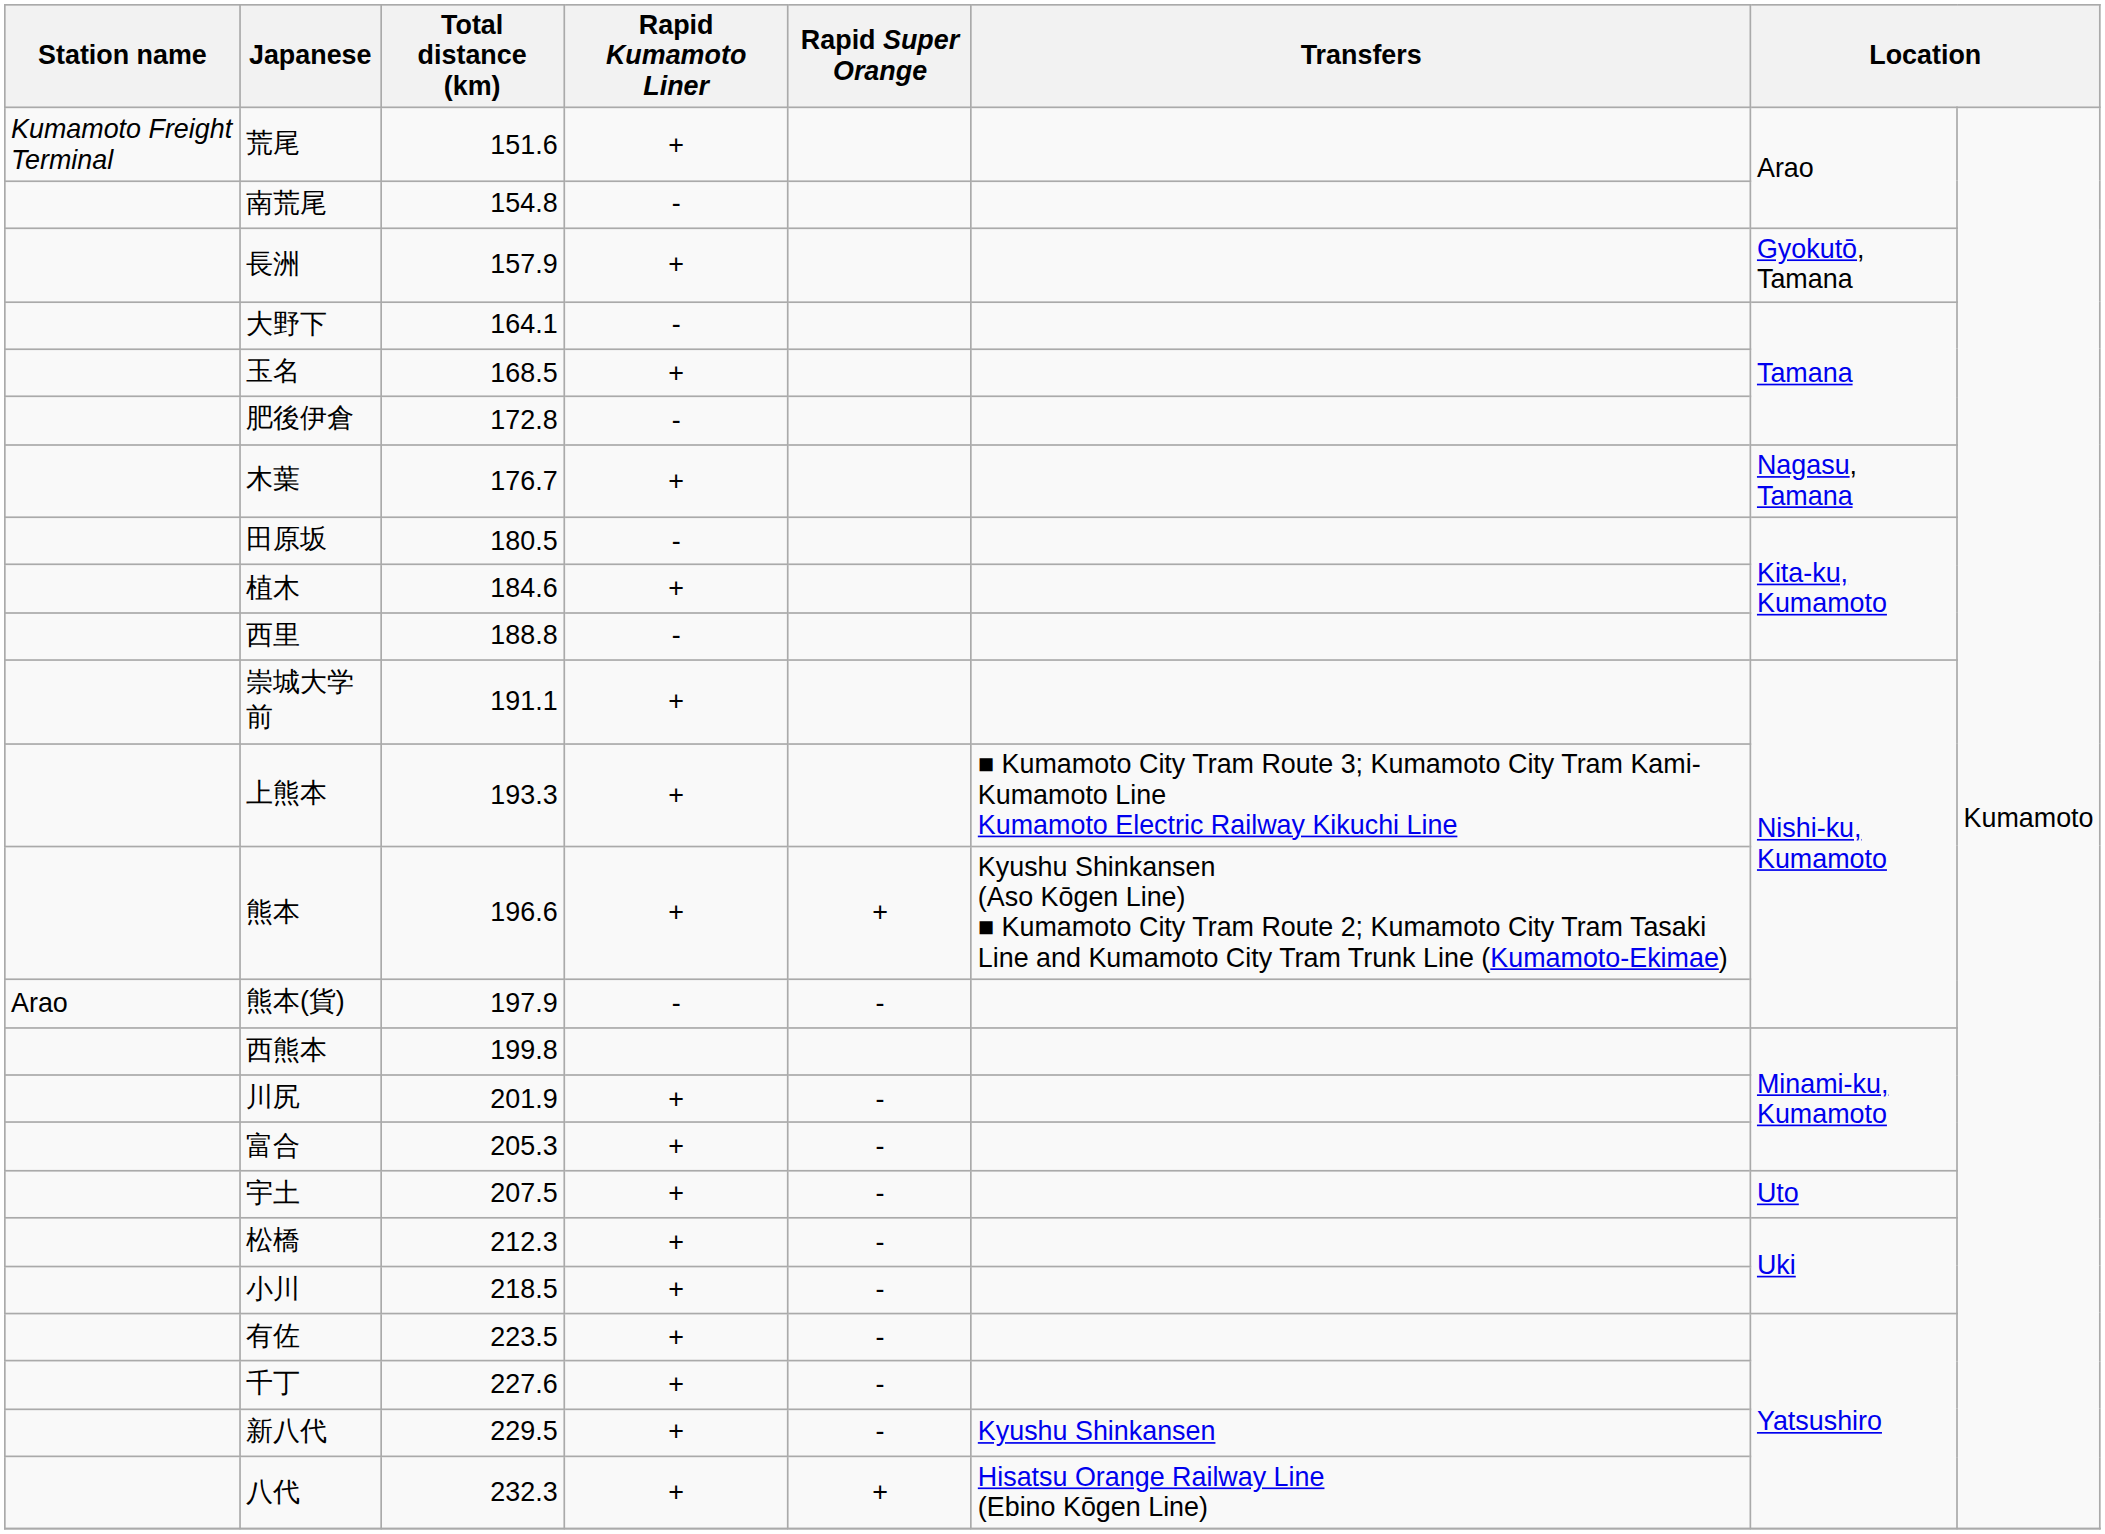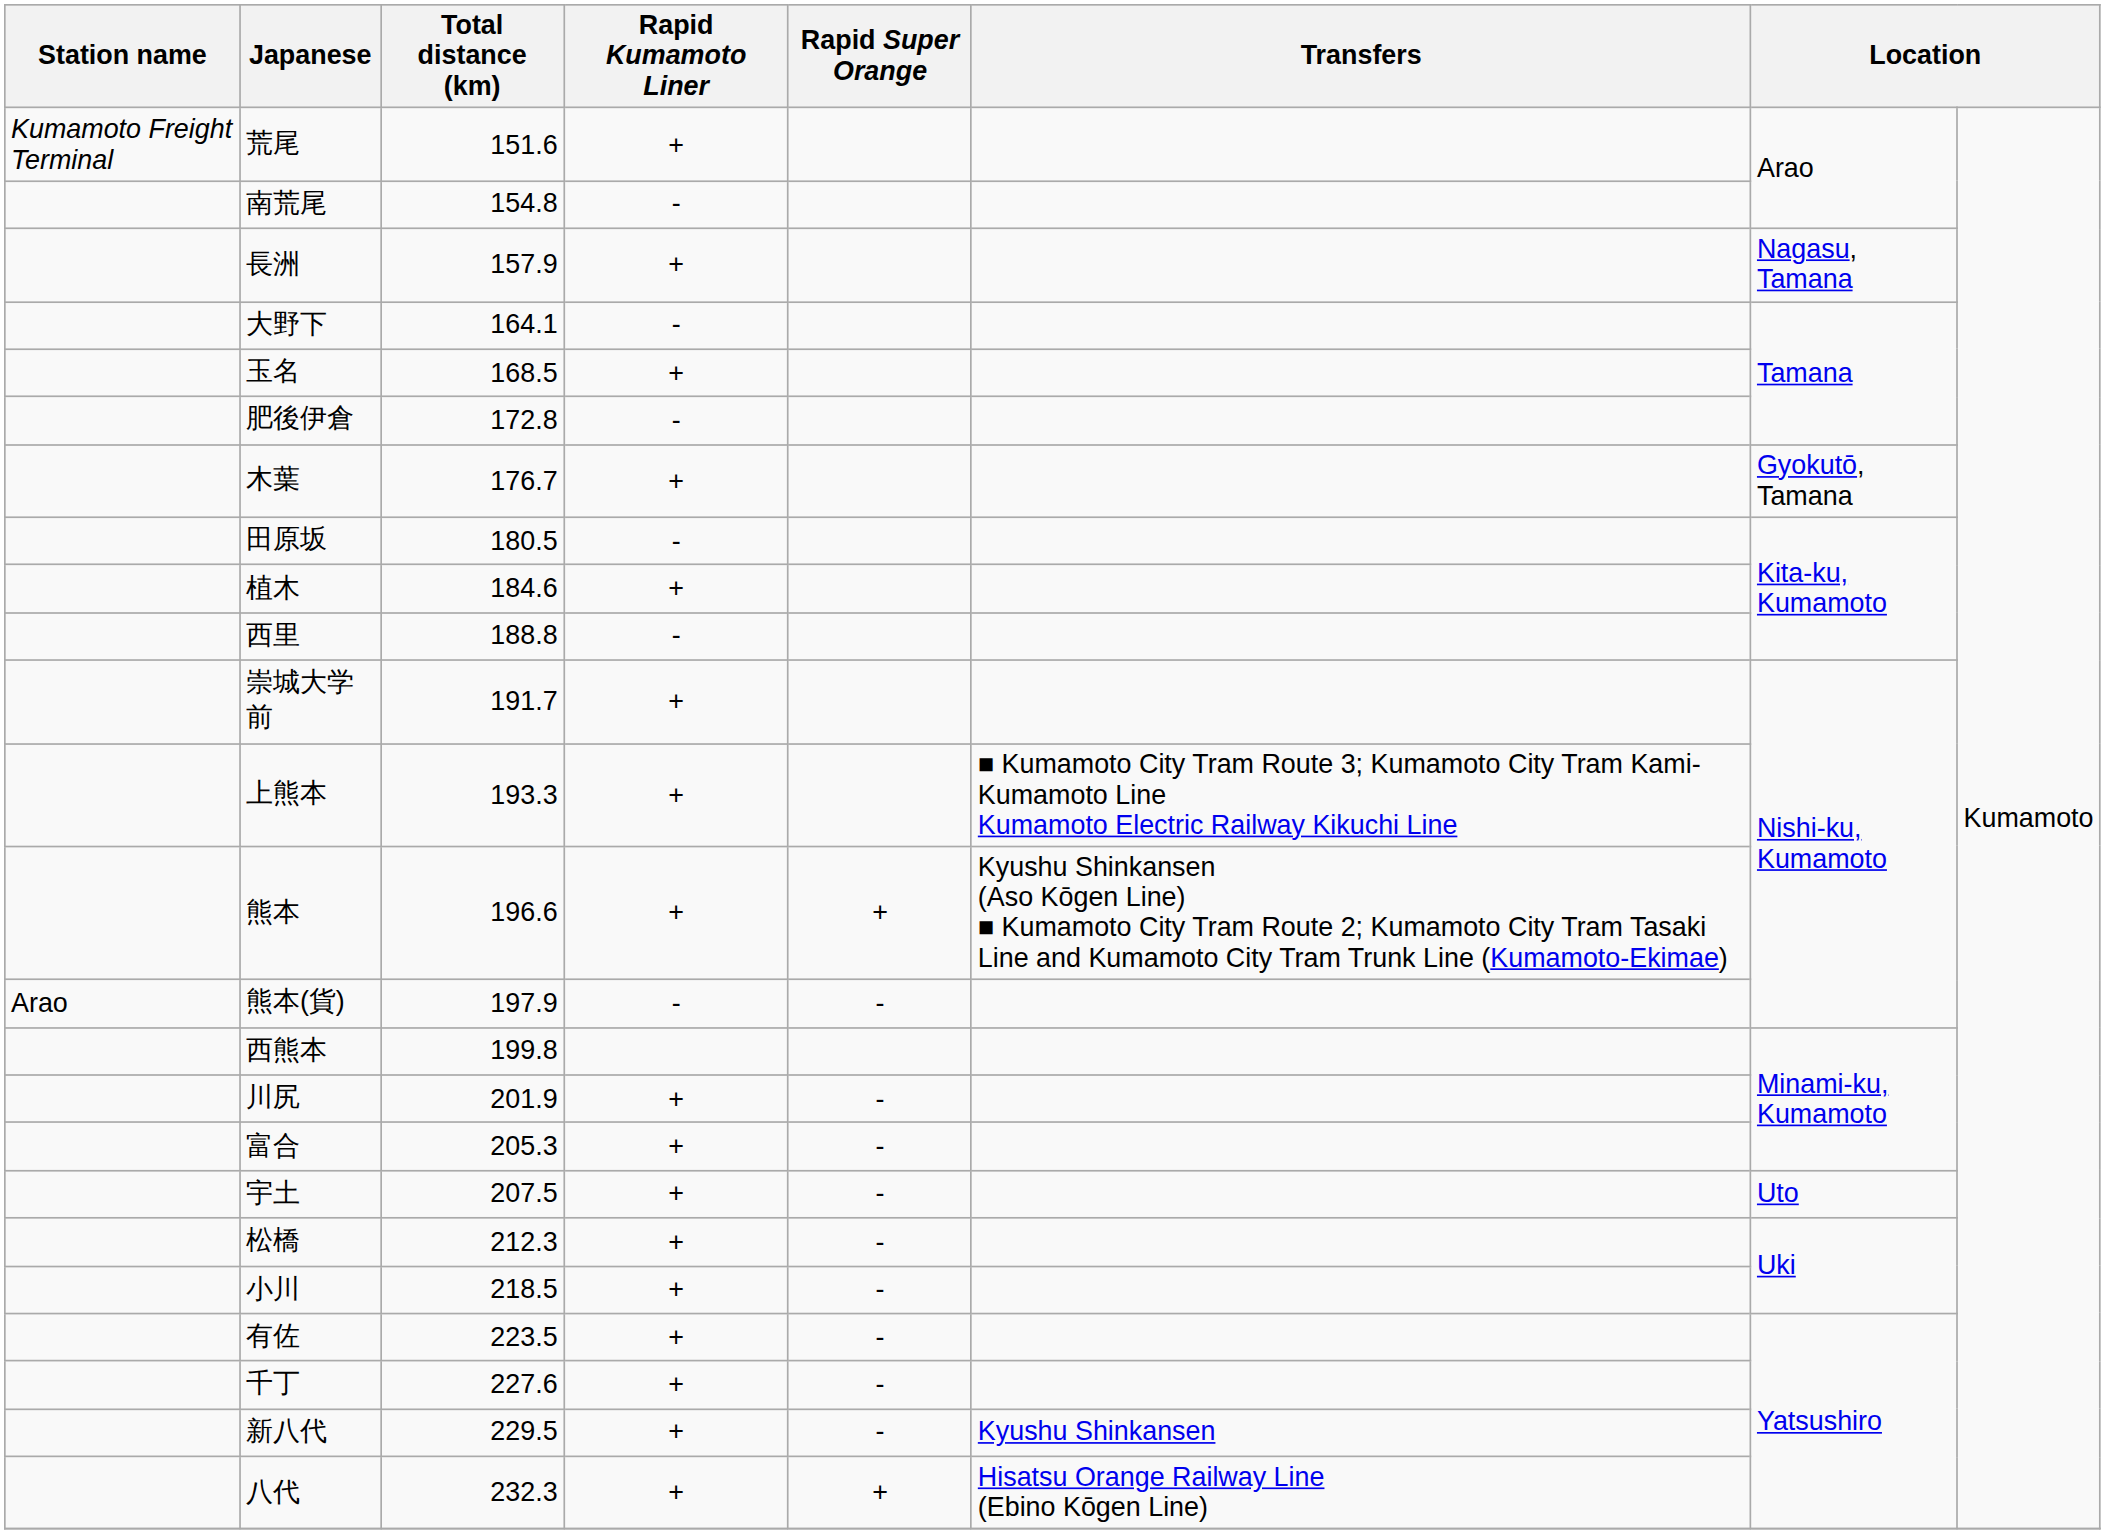(1811, 264) Gyokutō, Tamana -> (1807, 264) Nagasu, Tamana
(1807, 480) Nagasu, Tamana -> (1811, 480) Gyokutō, Tamana
(524, 701) 191.1 -> (524, 701) 191.7
